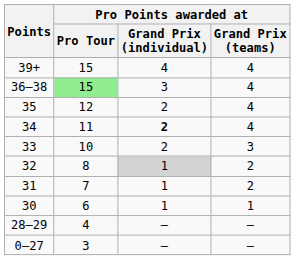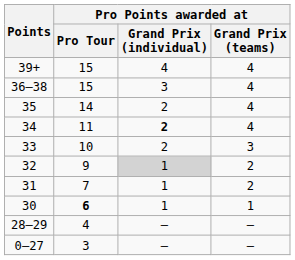(86, 87) lightgreen background -> (86, 87) no background
(86, 107) 12 -> (86, 107) 14
(86, 166) 8 -> (86, 166) 9
(86, 206) normal -> (86, 206) bold
